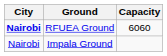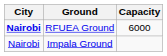(140, 28) 6060 -> (140, 28) 6000
